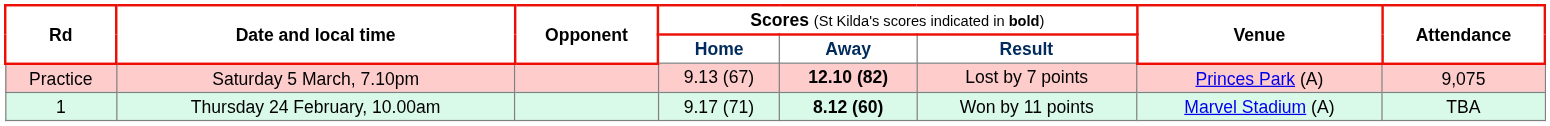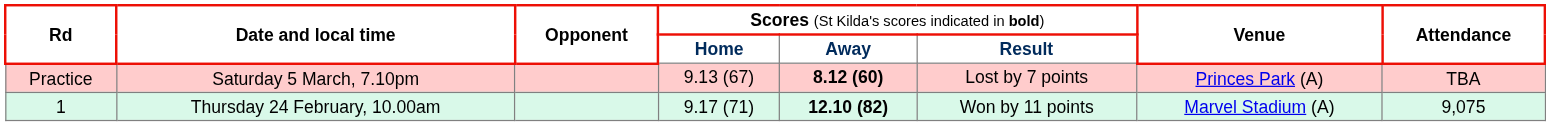(848, 78) 12.10 (82) -> (848, 78) 8.12 (60)
(1463, 78) 9,075 -> (1463, 78) TBA
(848, 106) 8.12 (60) -> (848, 106) 12.10 (82)
(1463, 106) TBA -> (1463, 106) 9,075
